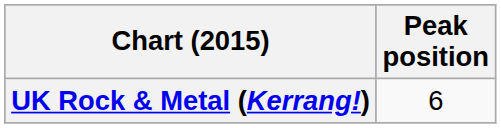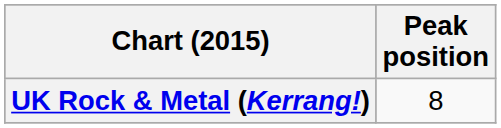(436, 100) 6 -> (436, 100) 8
